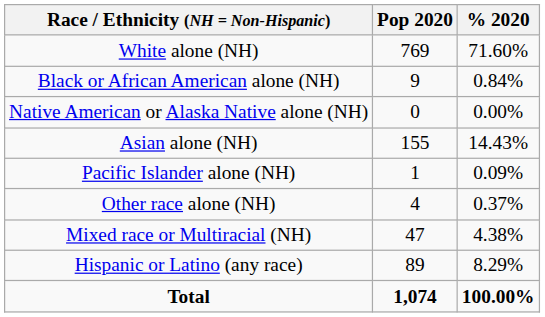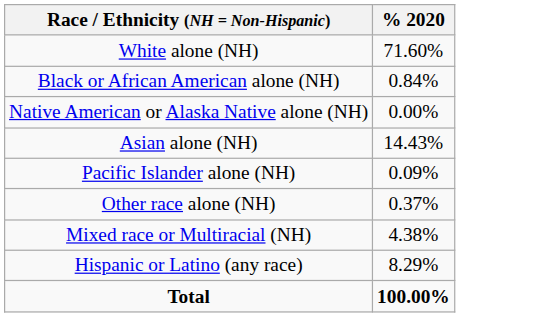- column: (415, 19)
